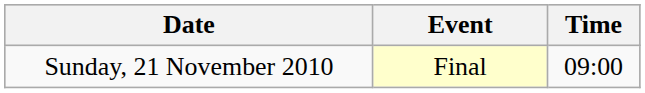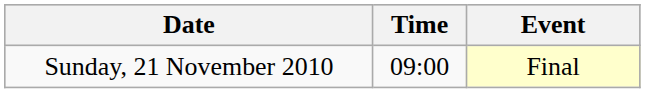columns swapped: (594, 25) <-> (460, 25)
